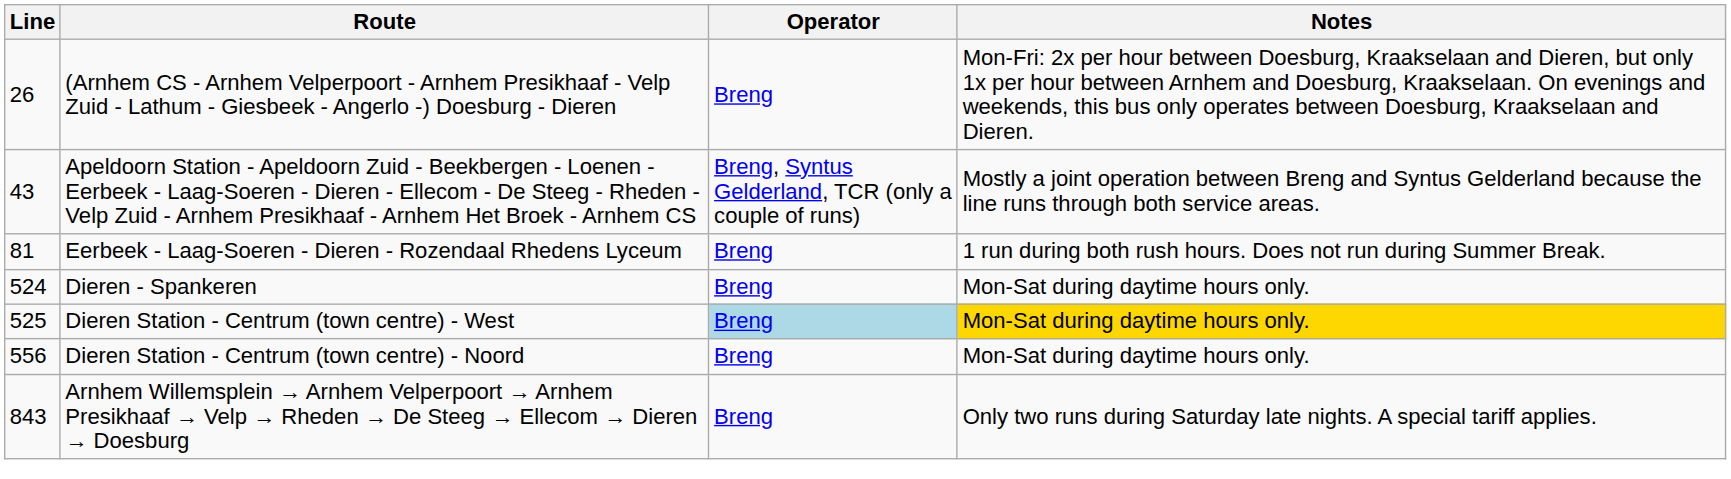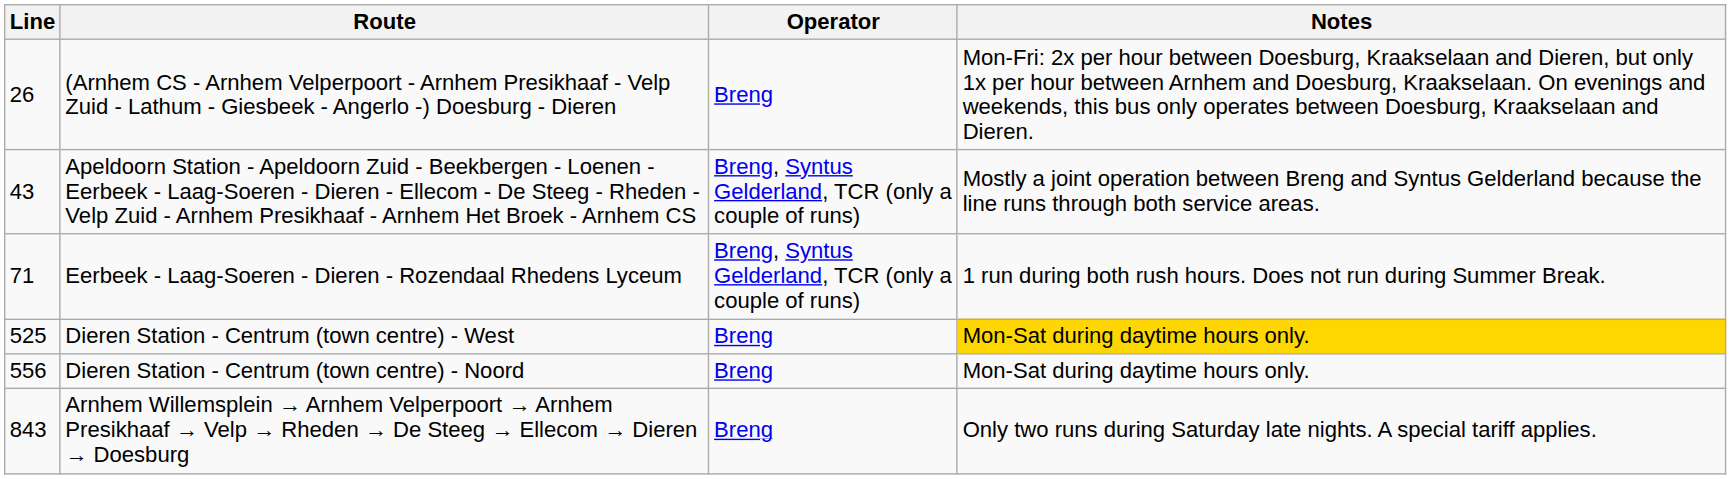(22, 251) 81 -> (22, 276) 71
(744, 251) Breng -> (833, 276) Breng, Syntus Gelderland, TCR (only a couple of runs)
- row: (161, 286)
(744, 321) lightblue background -> (744, 335) no background
